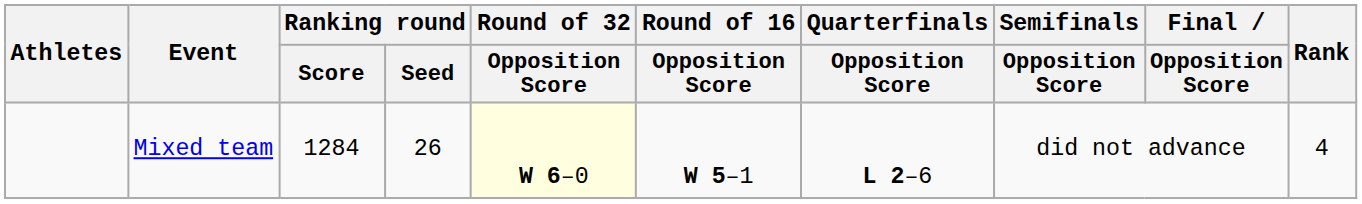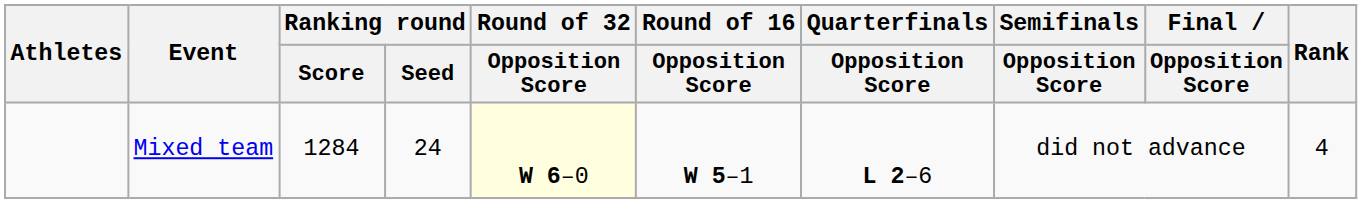(428, 150) 26 -> (428, 150) 24
